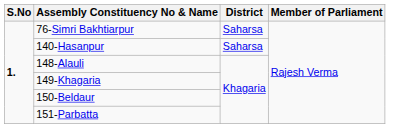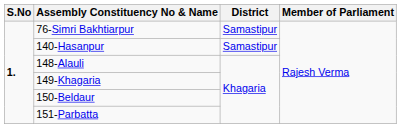(243, 30) Saharsa -> (250, 30) Samastipur
(243, 47) Saharsa -> (250, 47) Samastipur
